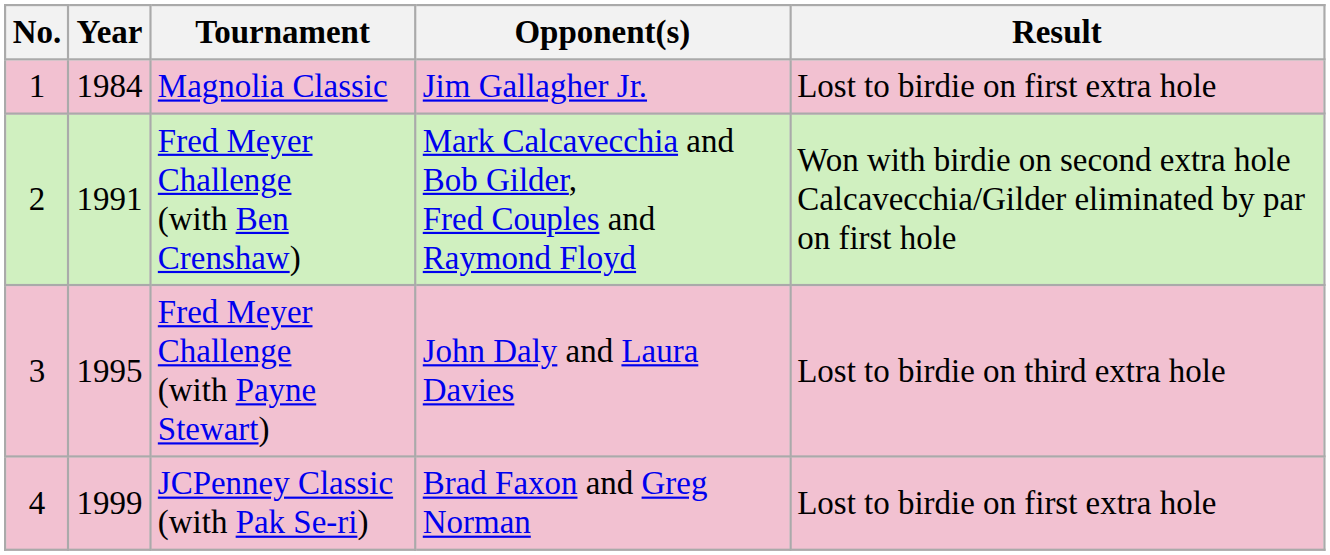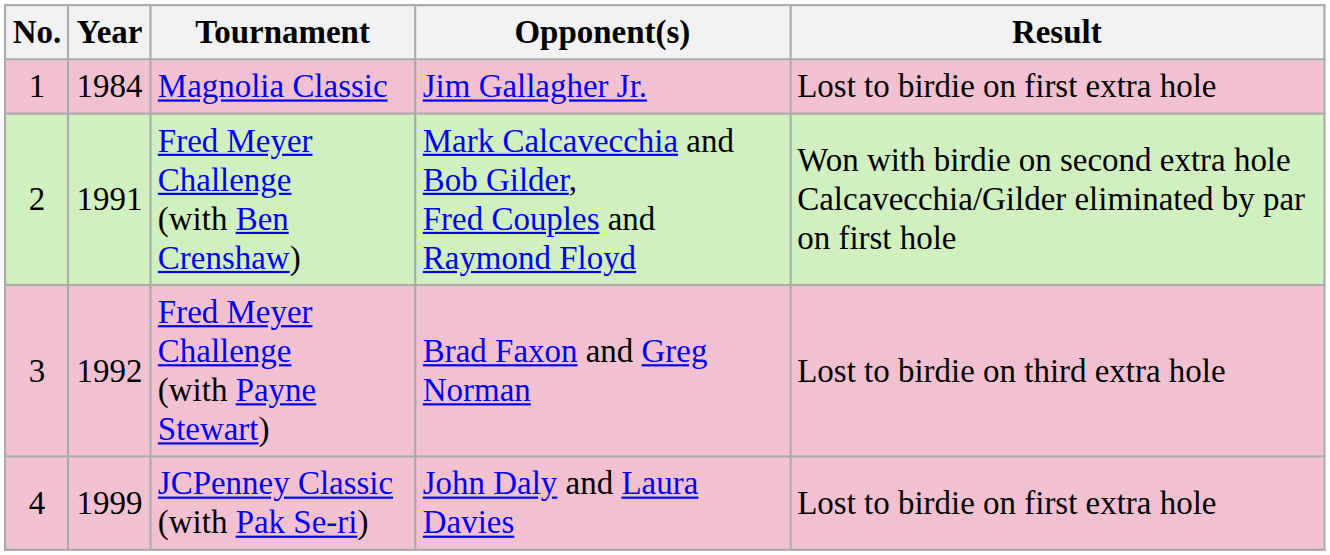(110, 370) 1995 -> (110, 370) 1992
(561, 370) John Daly and Laura Davies -> (565, 370) Brad Faxon and Greg Norman
(565, 503) Brad Faxon and Greg Norman -> (561, 503) John Daly and Laura Davies
